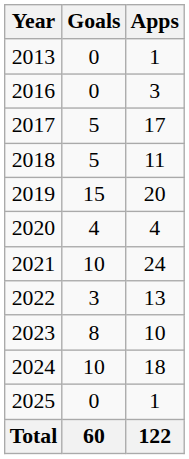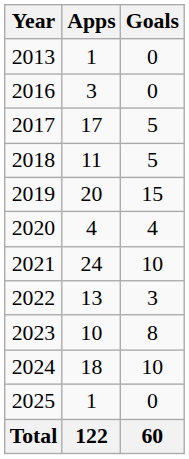columns swapped: (155, 21) <-> (94, 21)
